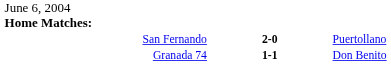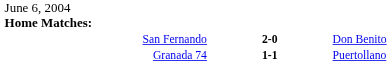(359, 39) Puertollano -> (360, 39) Don Benito
(360, 55) Don Benito -> (359, 55) Puertollano
